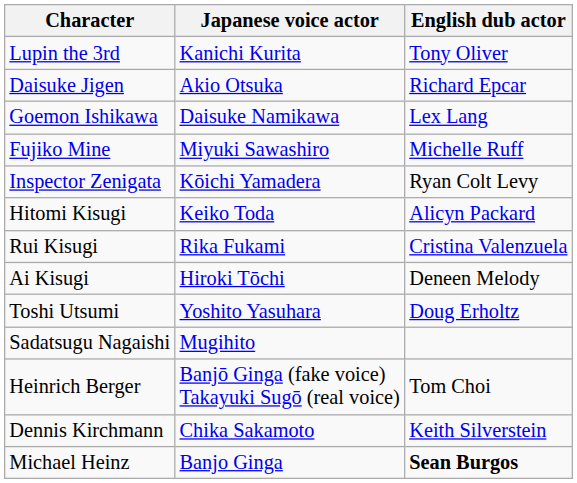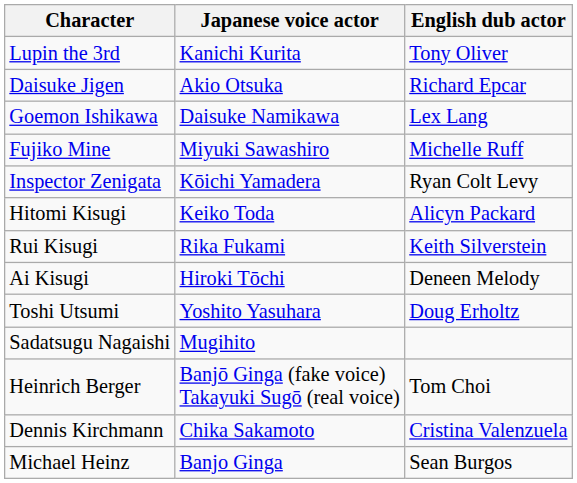(488, 246) Cristina Valenzuela -> (478, 246) Keith Silverstein
(478, 430) Keith Silverstein -> (488, 430) Cristina Valenzuela
(464, 462) bold -> (461, 462) normal
